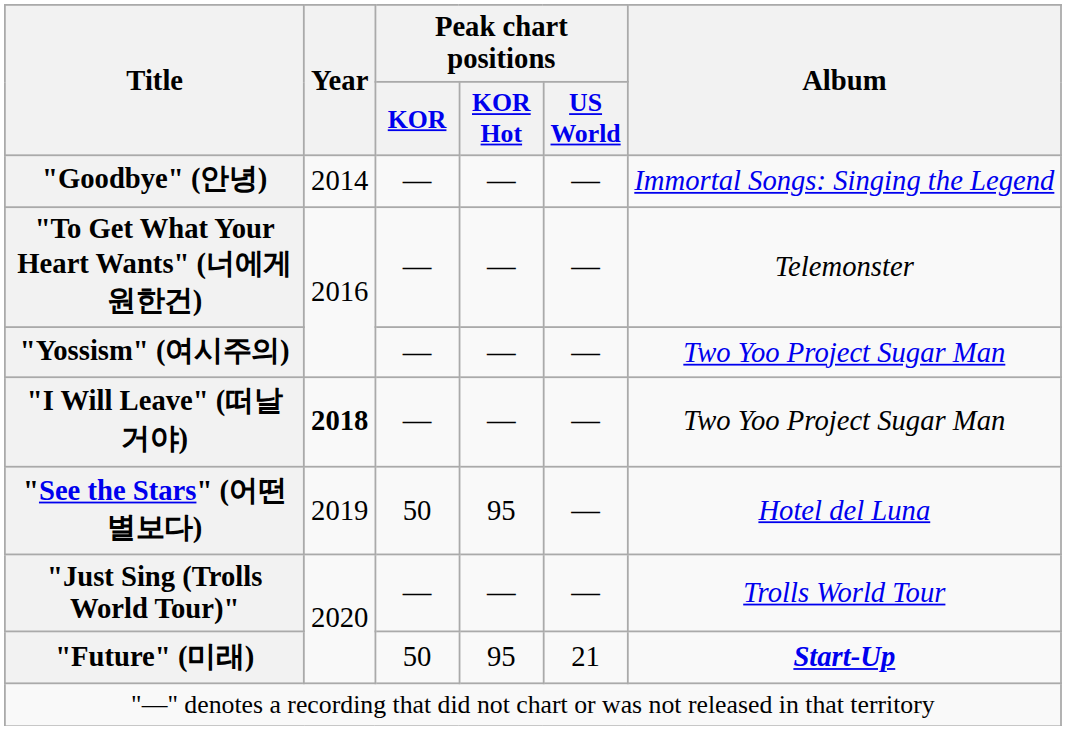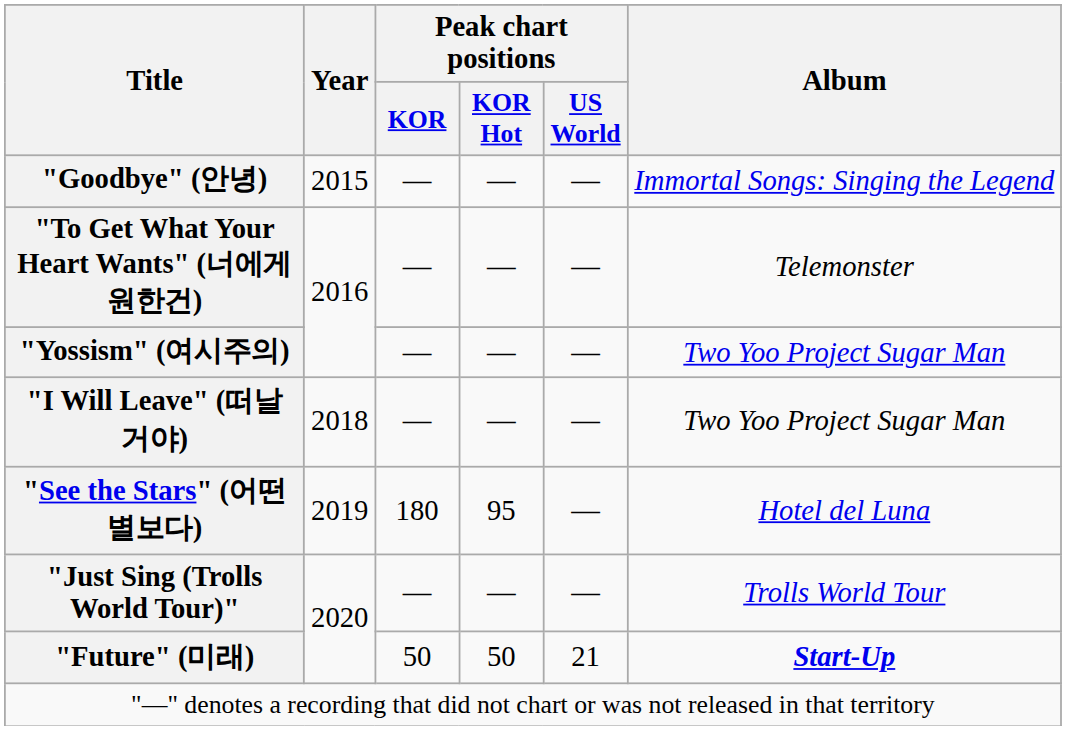(340, 180) 2014 -> (340, 180) 2015
(340, 421) bold -> (340, 421) normal
(417, 509) 50 -> (417, 509) 180
(501, 657) 95 -> (501, 657) 50
